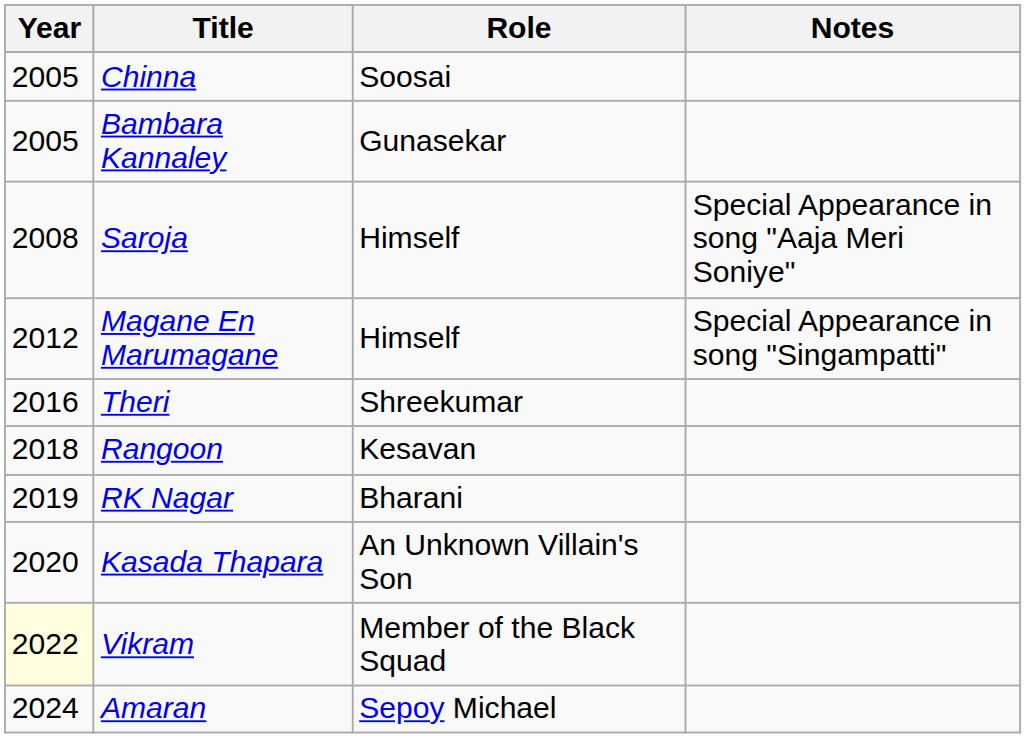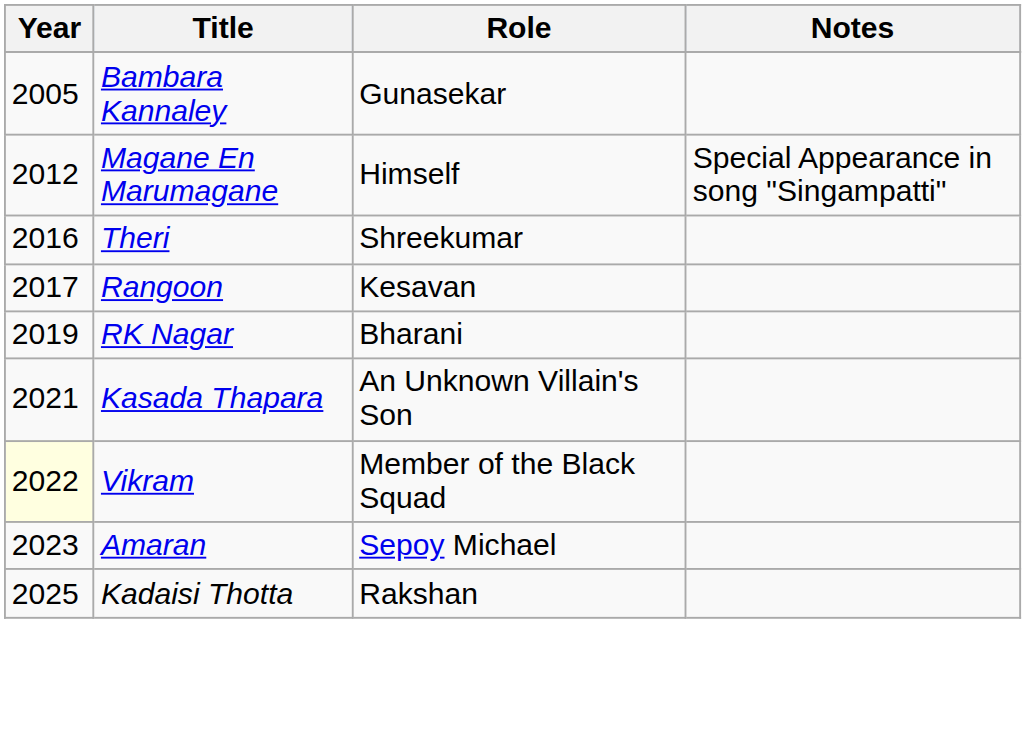- row: (149, 76)
- row: (144, 239)
(45, 449) 2018 -> (45, 286) 2017
(45, 562) 2020 -> (45, 399) 2021
(45, 708) 2024 -> (45, 545) 2023
+ row: (197, 593)
